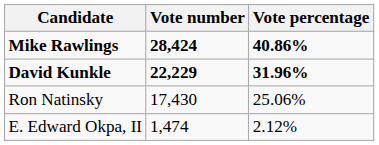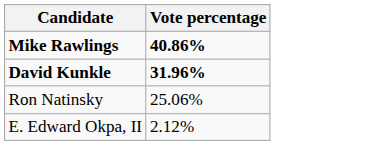- column: (197, 18)
